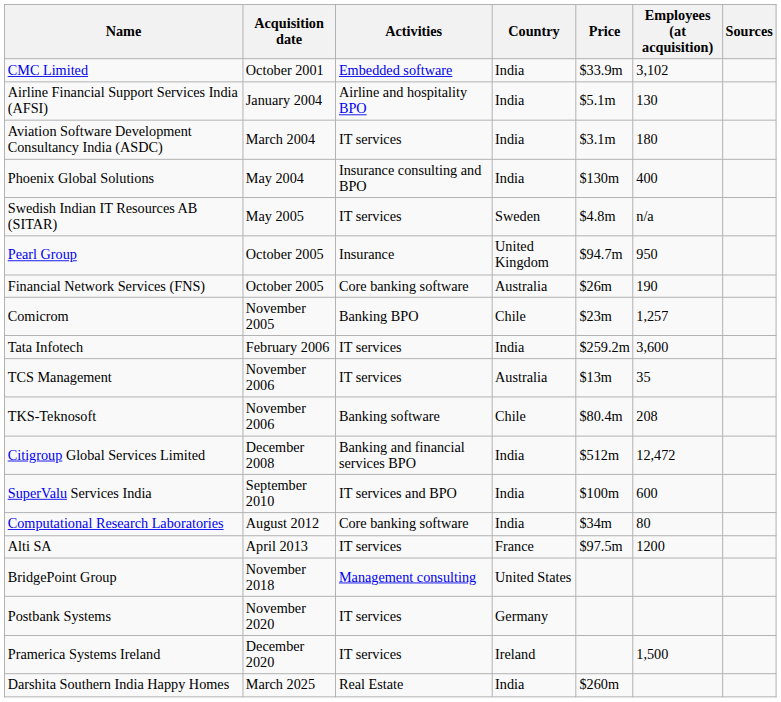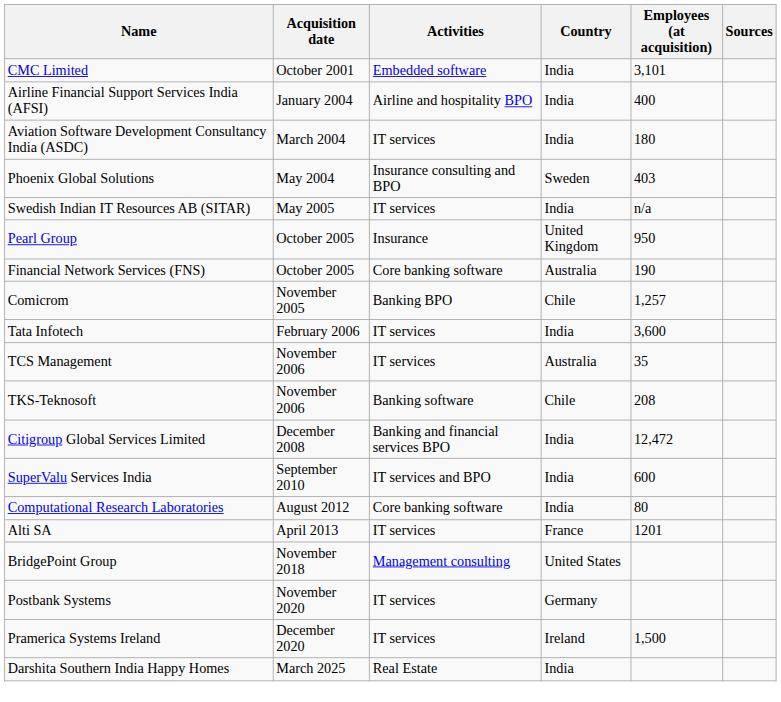- column: (605, 31)
(652, 70) 3,102 -> (650, 70) 3,101
(647, 101) 130 -> (645, 101) 400
(510, 178) India -> (567, 178) Sweden
(647, 178) 400 -> (645, 178) 403
(518, 216) Sweden -> (559, 208) India
(651, 546) 1200 -> (648, 530) 1201
